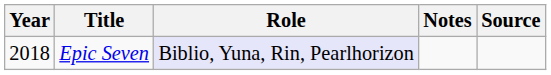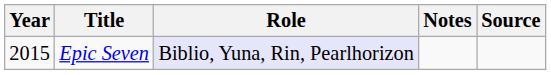(30, 52) 2018 -> (30, 52) 2015
